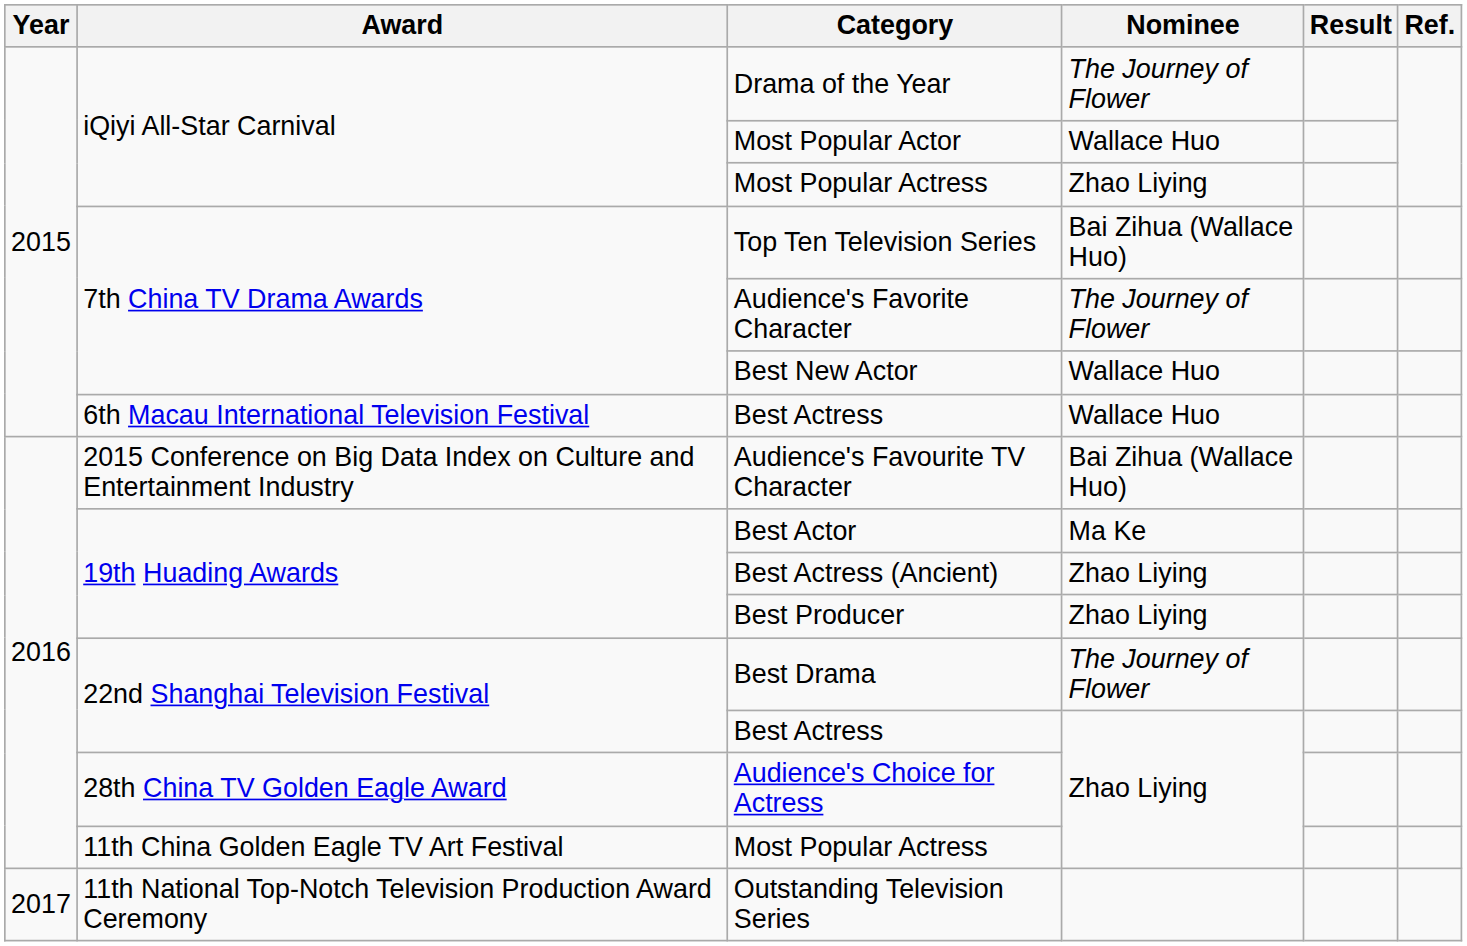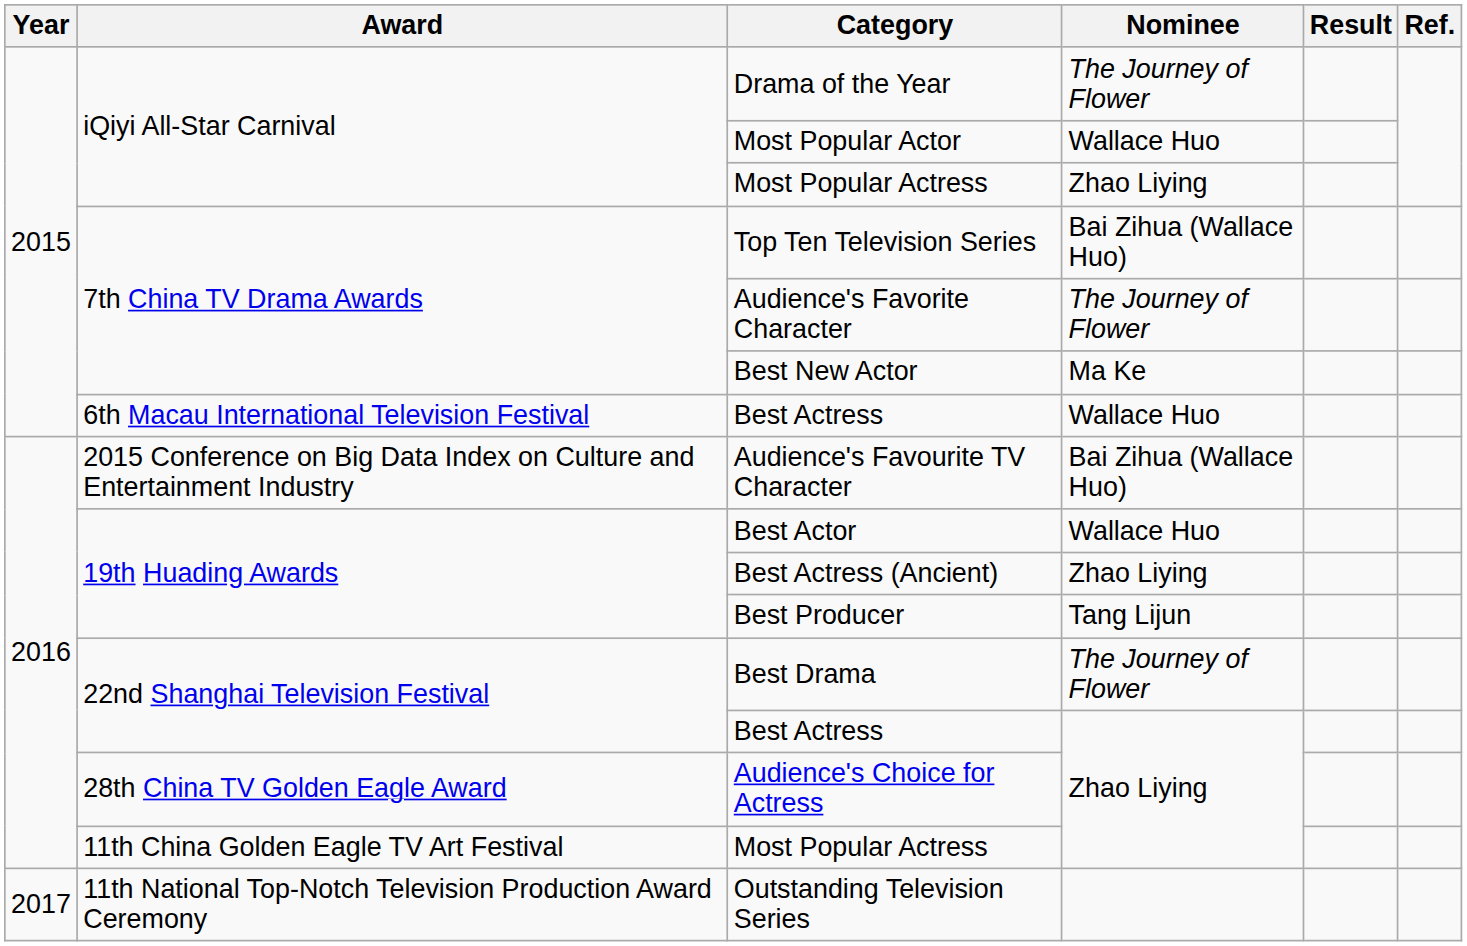(1144, 372) Wallace Huo -> (1107, 372) Ma Ke
(1107, 530) Ma Ke -> (1144, 530) Wallace Huo
(1138, 615) Zhao Liying -> (1130, 615) Tang Lijun
